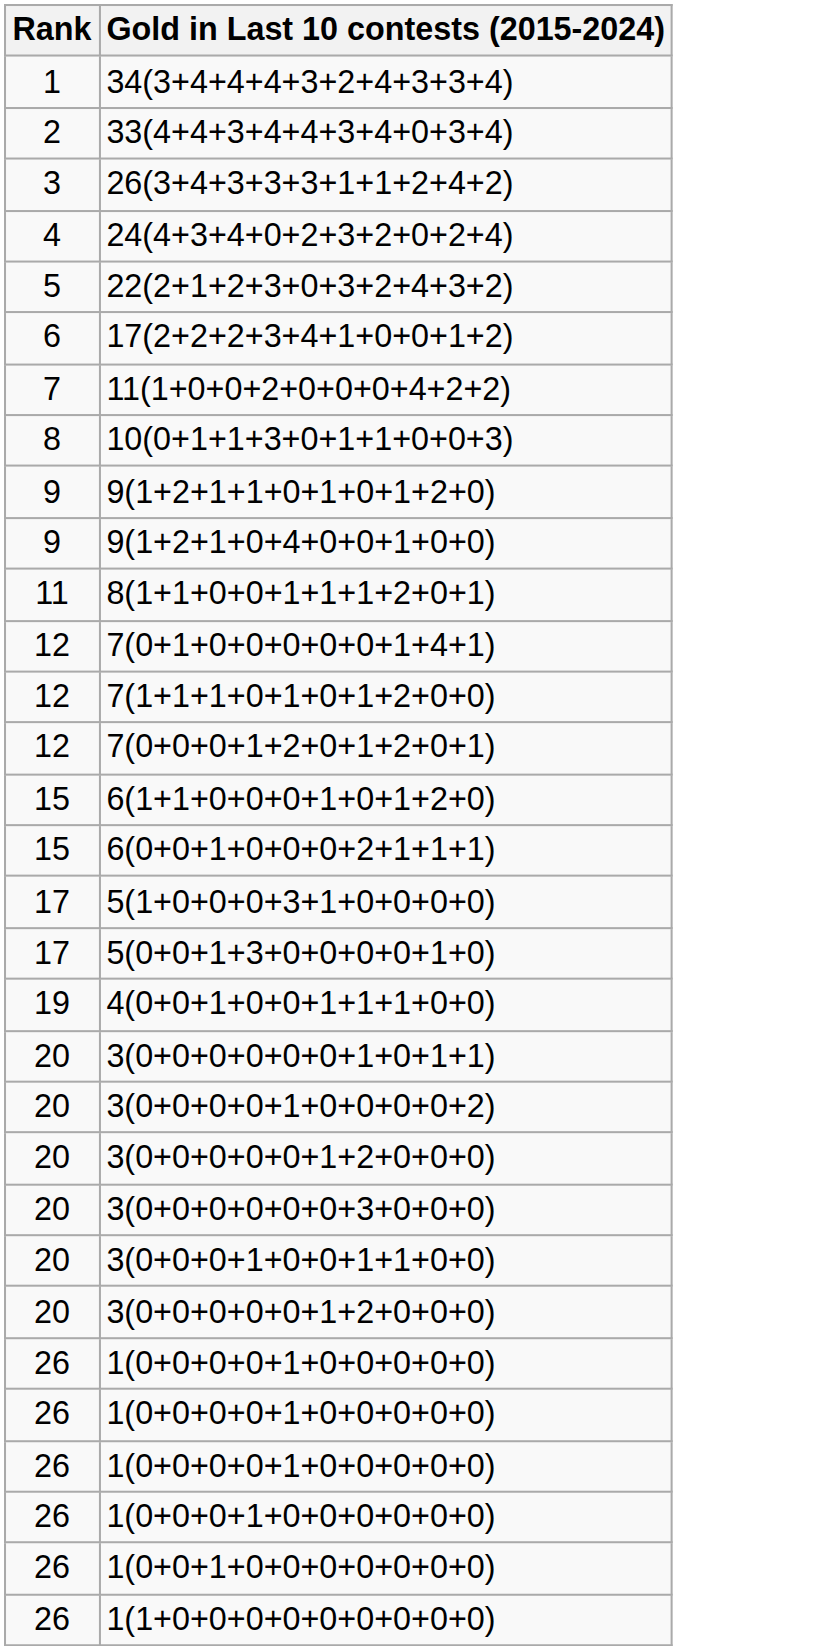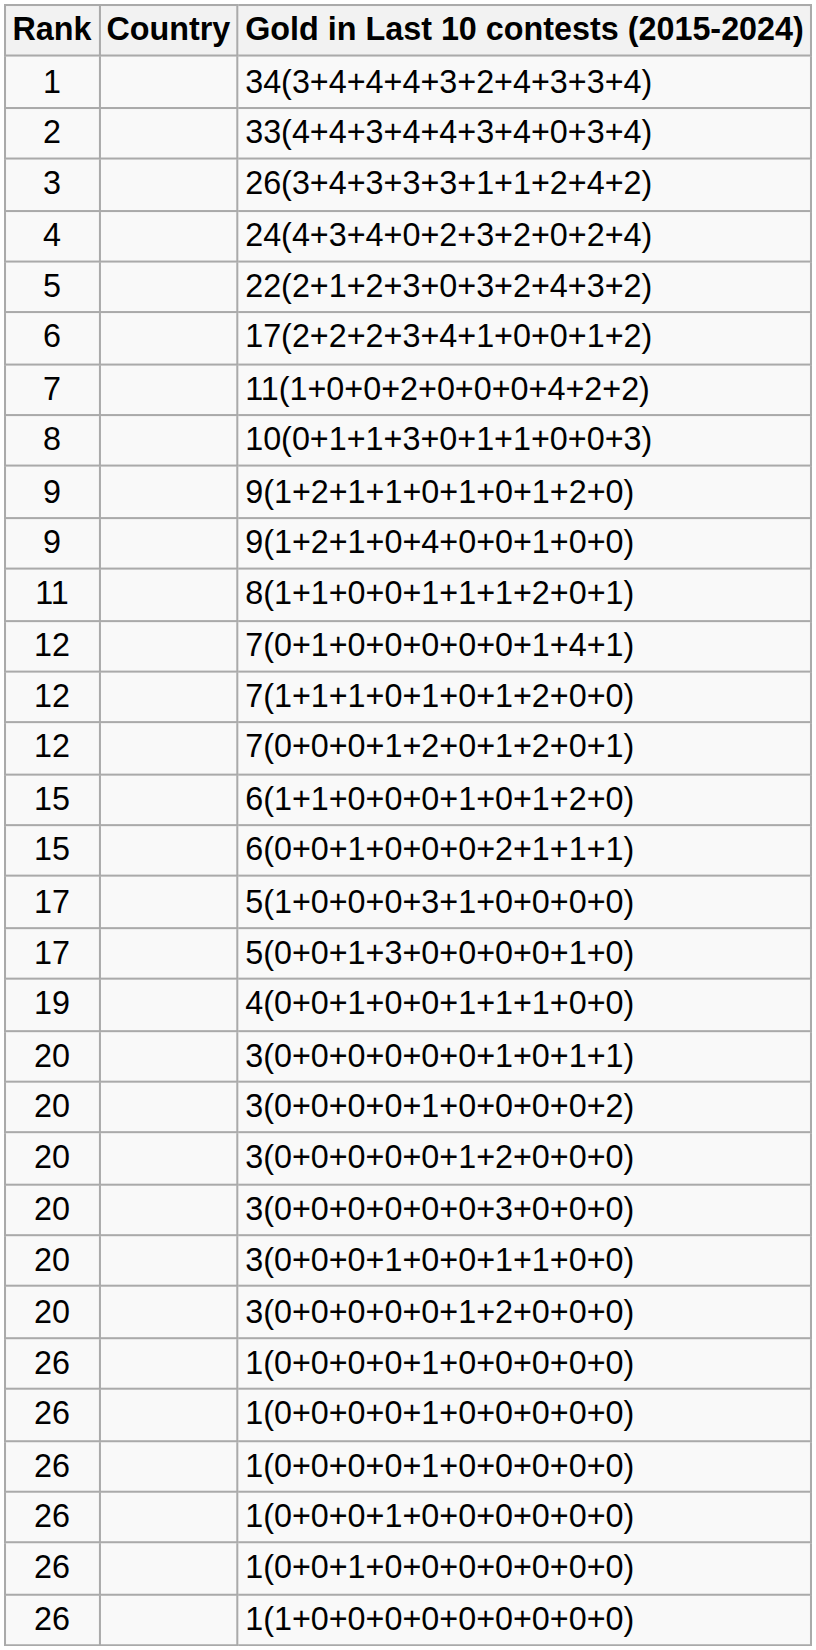+ column: (168, 30)
